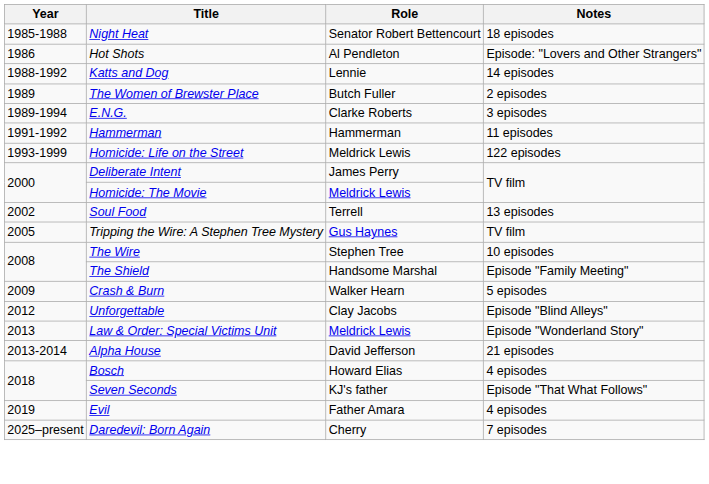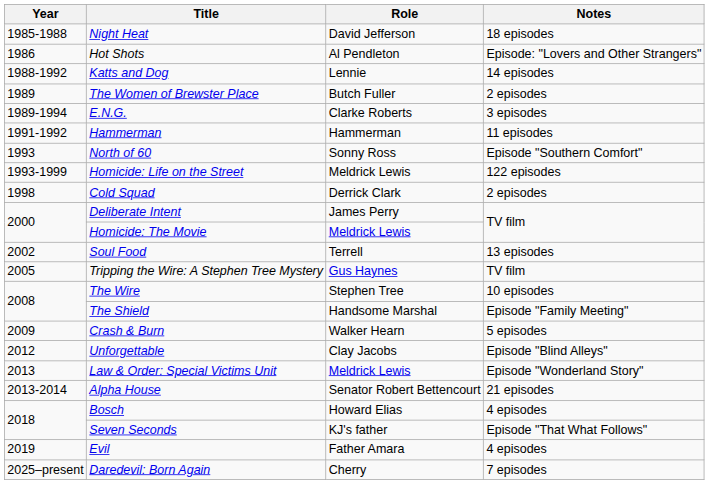(405, 34) Senator Robert Bettencourt -> (372, 34) David Jefferson
+ row: (120, 152)
+ row: (122, 192)
(372, 350) David Jefferson -> (405, 390) Senator Robert Bettencourt
